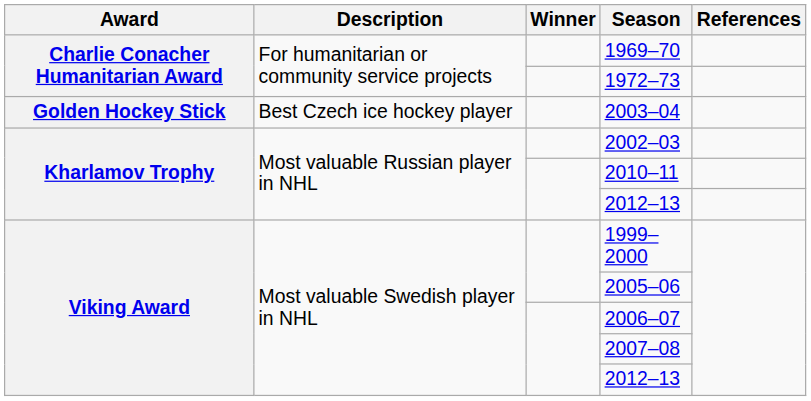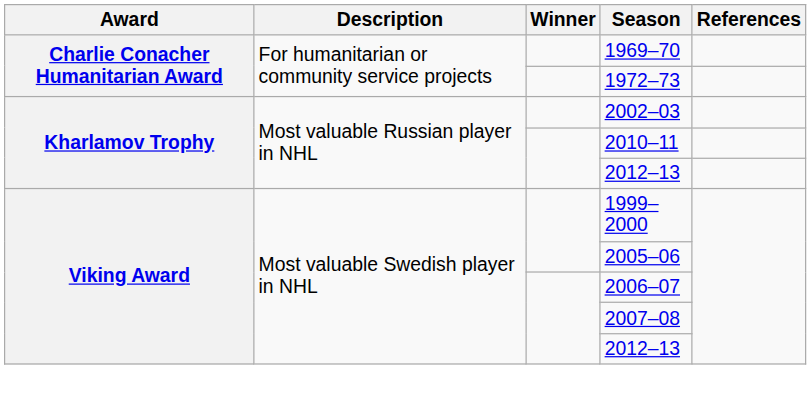- row: (129, 111)
